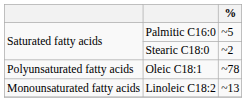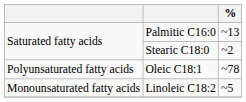(227, 32) ~5 -> (230, 32) ~13
(230, 87) ~13 -> (227, 87) ~5
